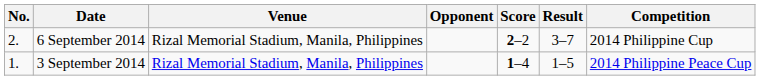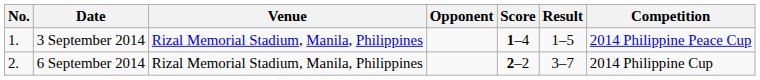rows swapped: (91, 63) <-> (91, 39)
